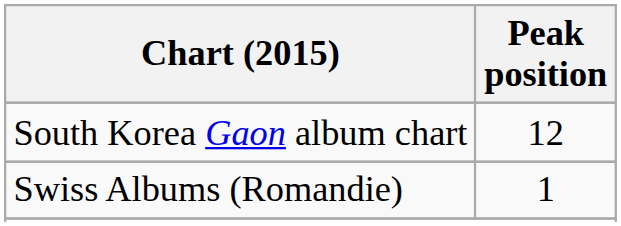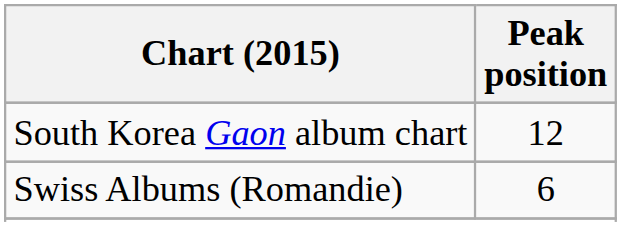(546, 189) 1 -> (546, 189) 6
